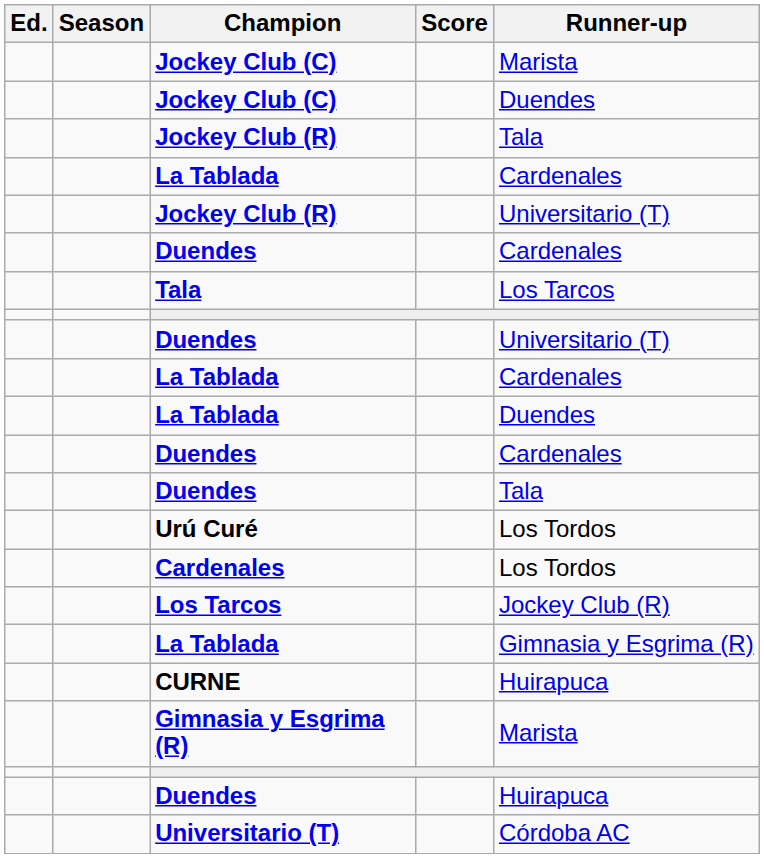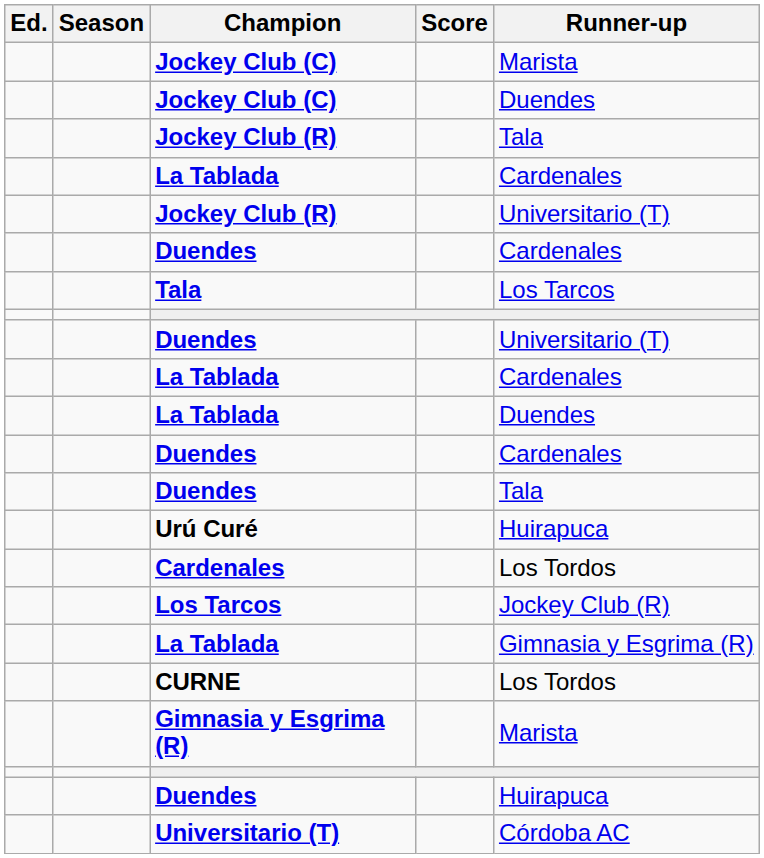(557, 529) Los Tordos -> (554, 529) Huirapuca
(554, 681) Huirapuca -> (557, 681) Los Tordos
